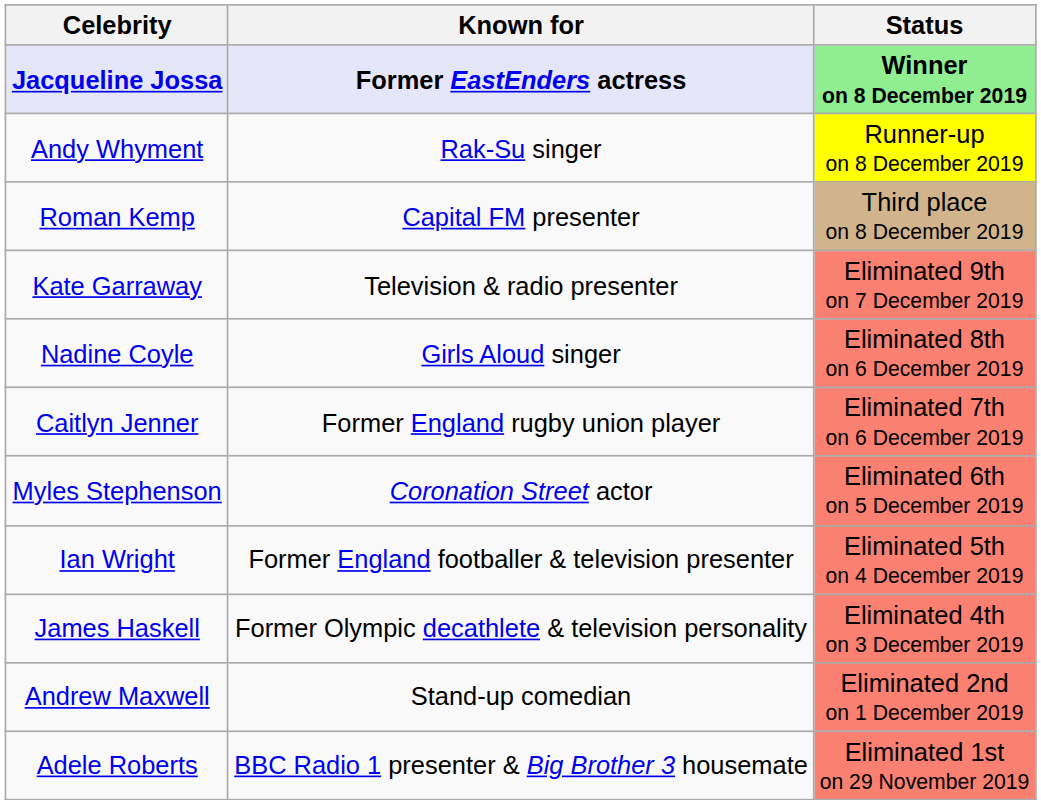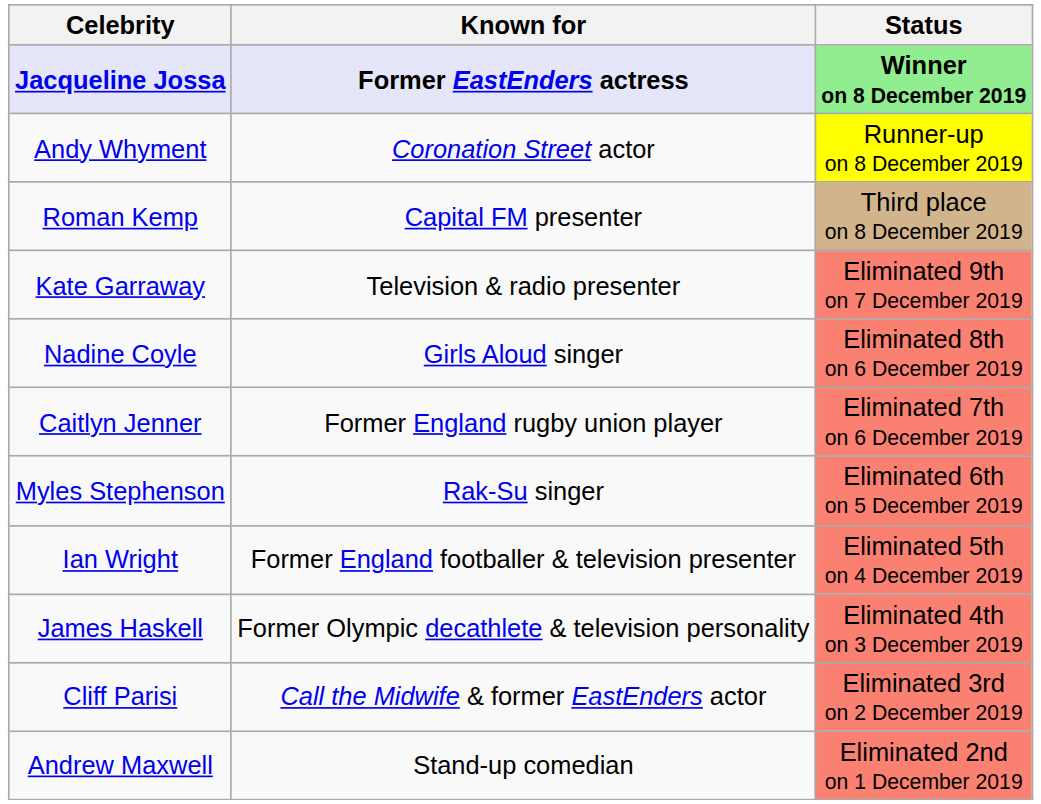(521, 148) Rak-Su singer -> (523, 148) Coronation Street actor
(521, 491) Coronation Street actor -> (523, 491) Rak-Su singer
+ row: (120, 696)
- row: (117, 765)
